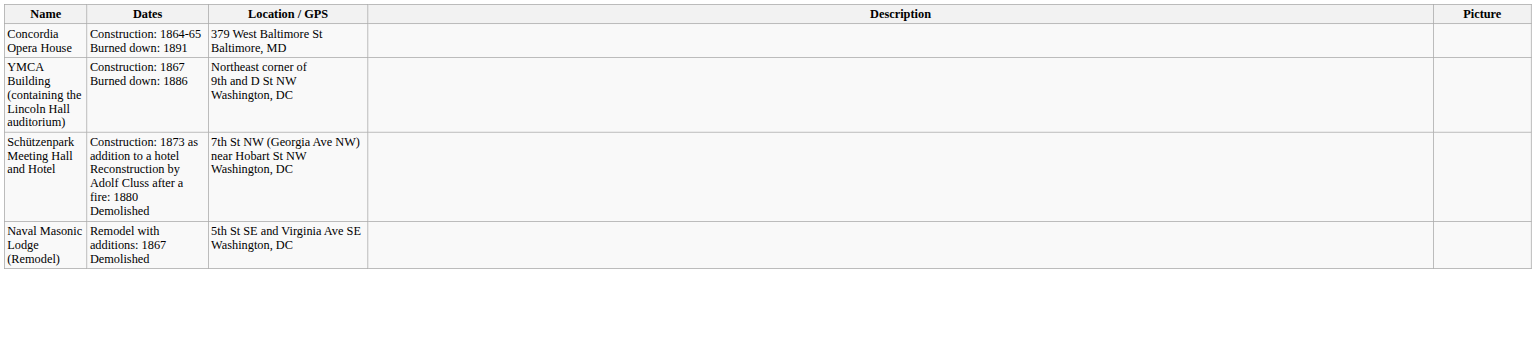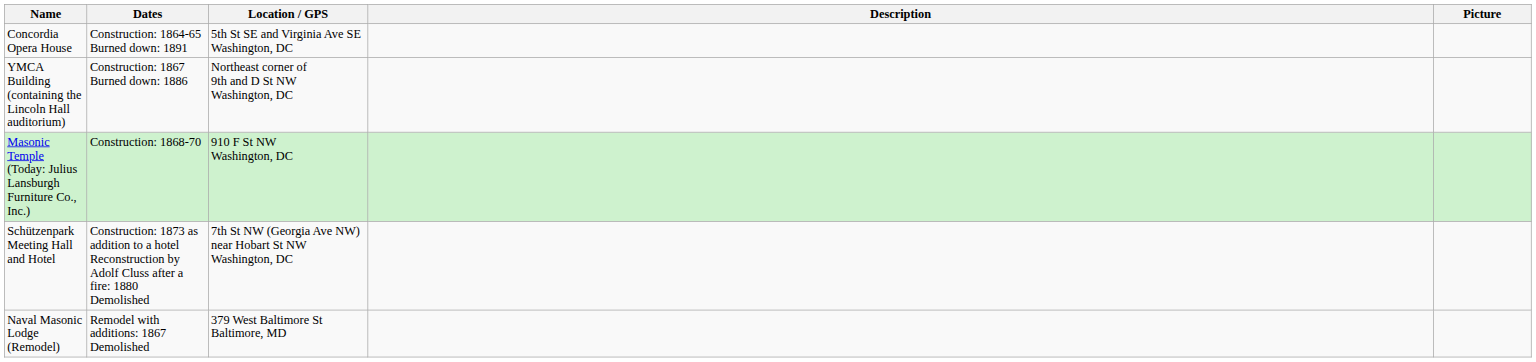(267, 40) 379 West Baltimore St Baltimore, MD -> (286, 40) 5th St SE and Virginia Ave SE Washington, DC
+ row: (42, 176)
(286, 237) 5th St SE and Virginia Ave SE Washington, DC -> (267, 326) 379 West Baltimore St Baltimore, MD
